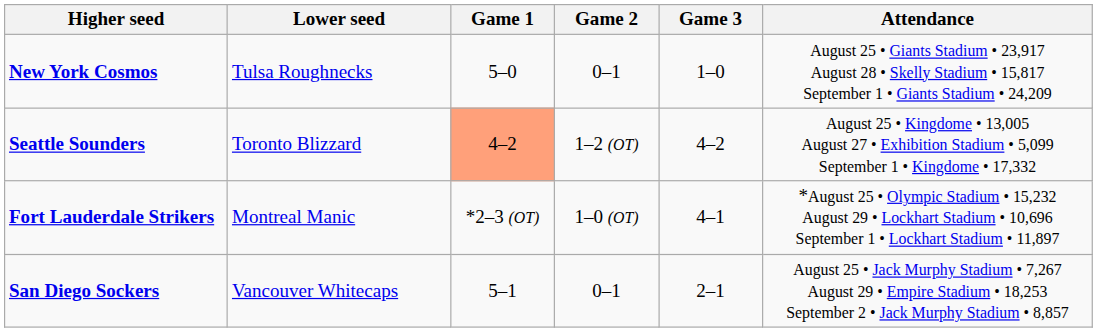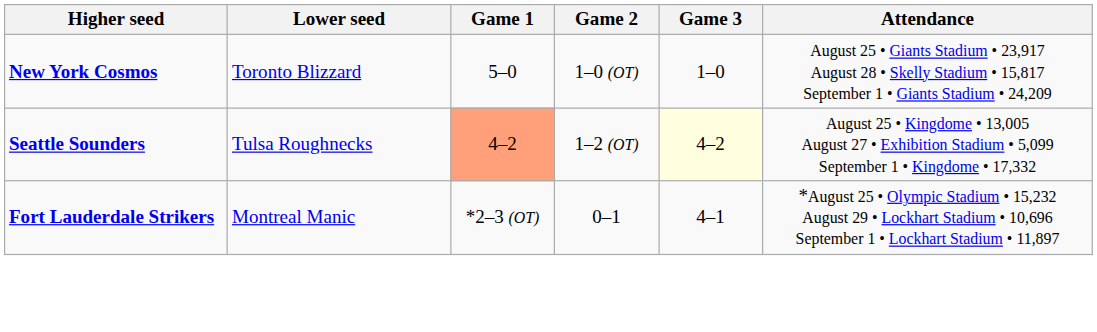(302, 71) Tulsa Roughnecks -> (297, 71) Toronto Blizzard
(607, 71) 0–1 -> (607, 71) 1–0 (OT)
(297, 144) Toronto Blizzard -> (302, 144) Tulsa Roughnecks
(710, 144) no background -> (710, 144) lightyellow background
(607, 217) 1–0 (OT) -> (607, 217) 0–1
- row: (84, 290)
